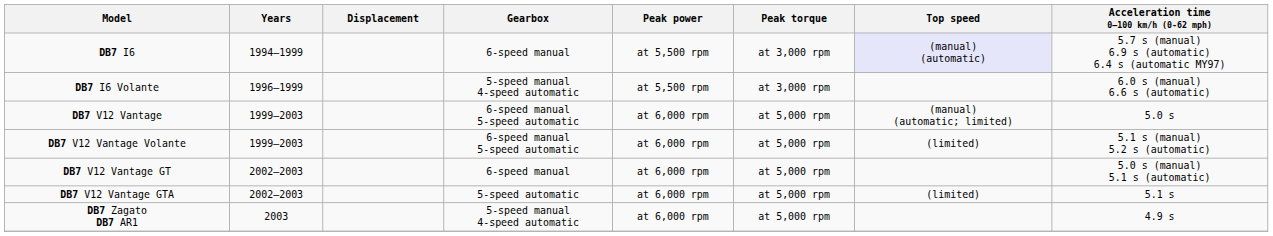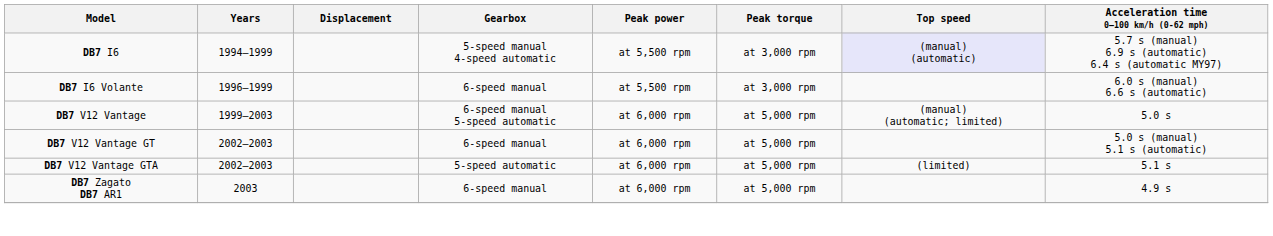(528, 53) 6-speed manual -> (505, 53) 5-speed manual 4-speed automatic
(528, 87) 5-speed manual 4-speed automatic -> (505, 87) 6-speed manual
- row: (117, 143)
(528, 217) 5-speed manual 4-speed automatic -> (505, 188) 6-speed manual
